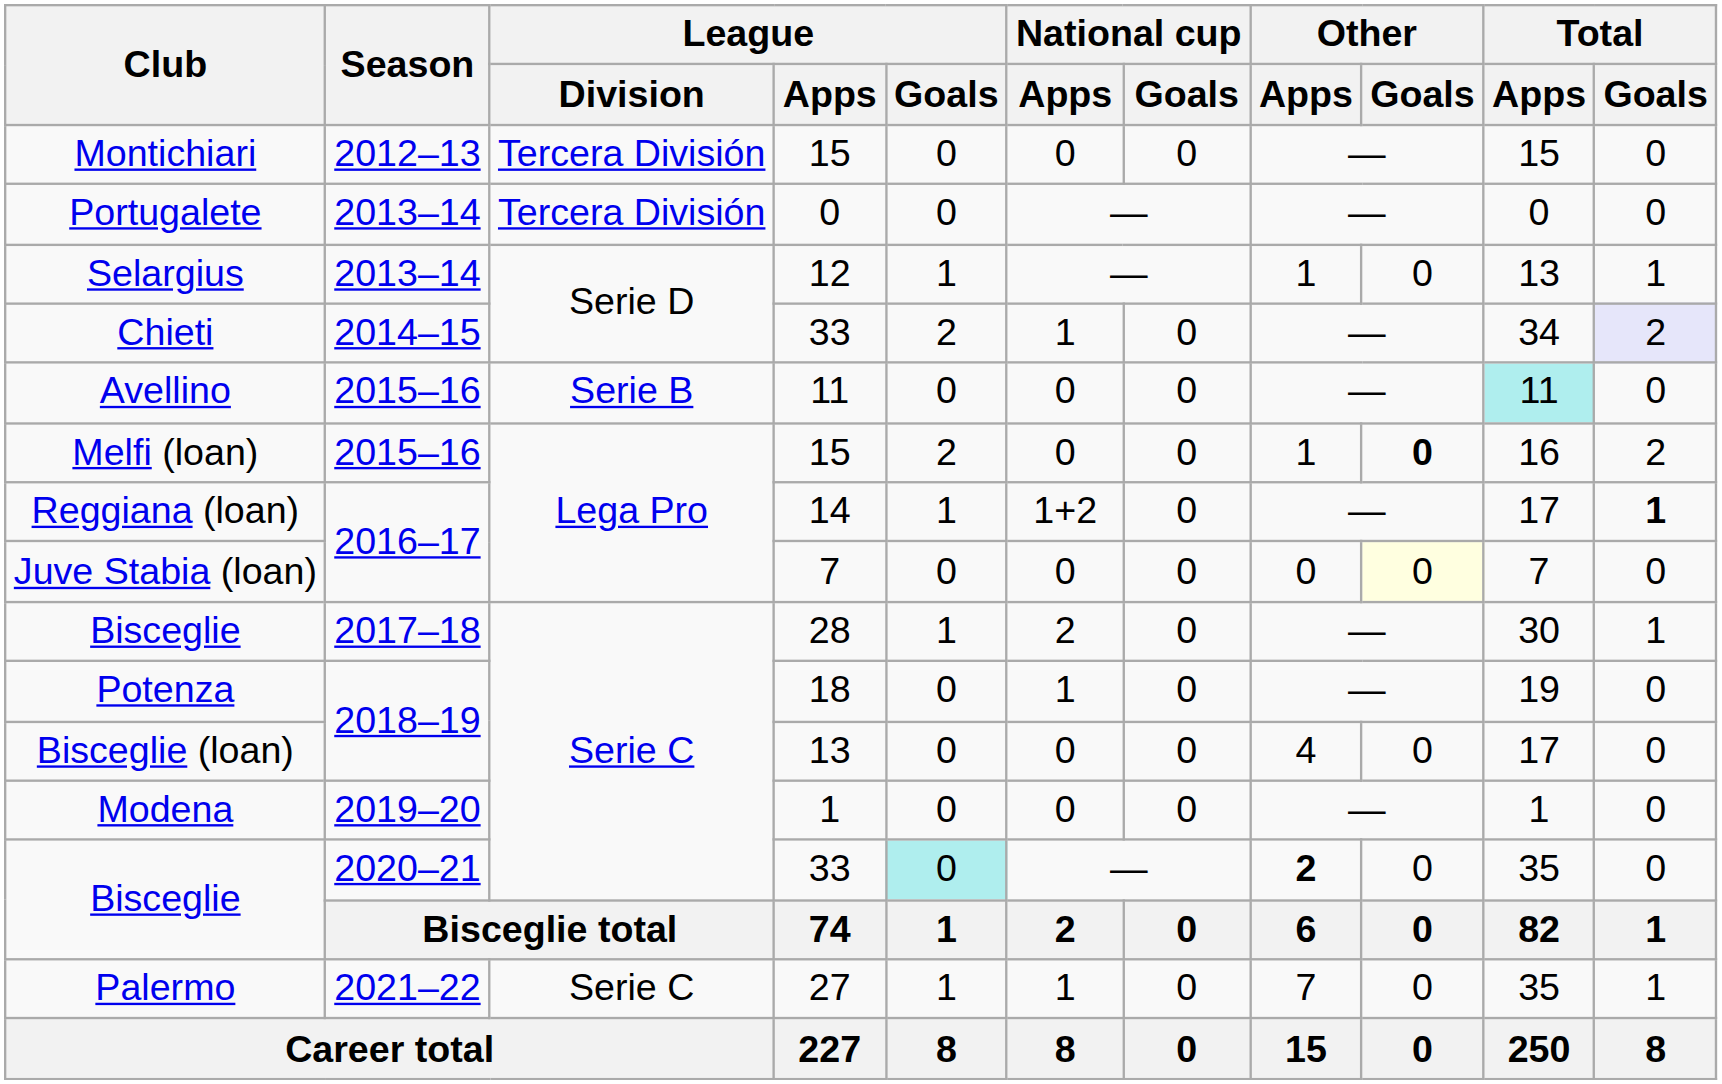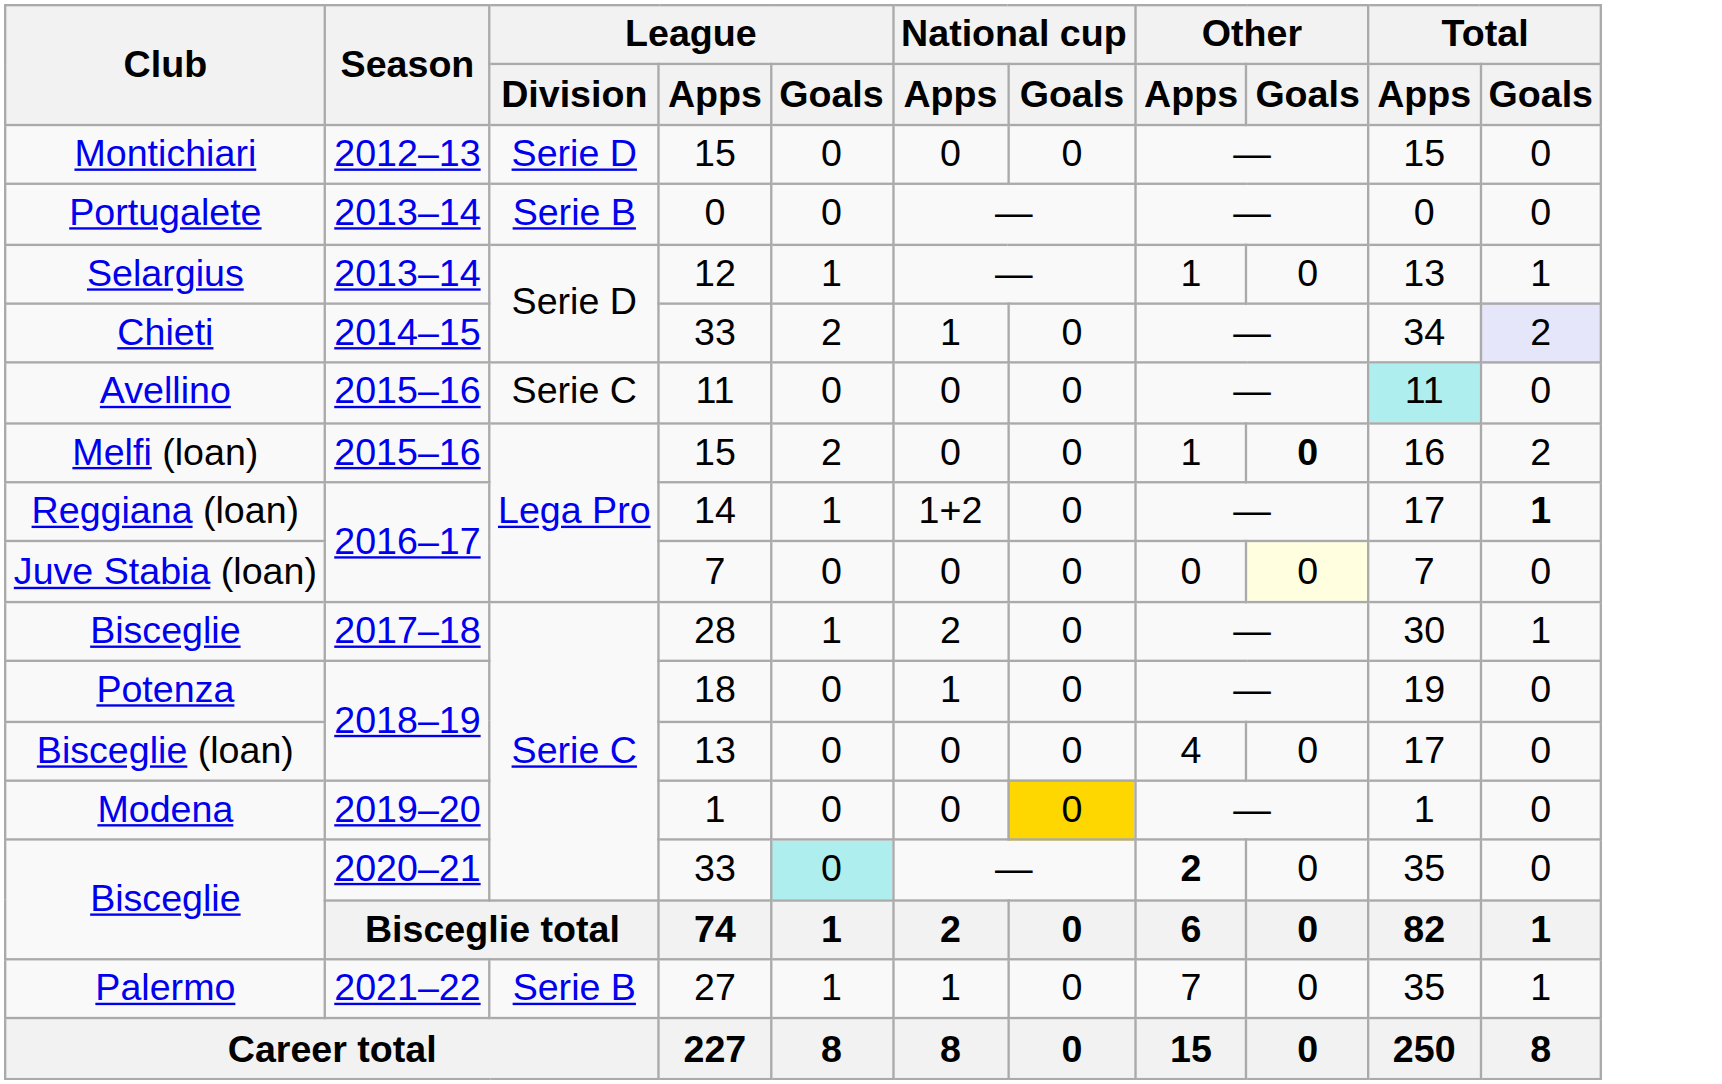(632, 153) Tercera División -> (574, 153) Serie D
(632, 213) Tercera División -> (574, 213) Serie B
(632, 392) Serie B -> (574, 392) Serie C
(1187, 809) no background -> (1072, 809) gold background
(632, 988) Serie C -> (574, 988) Serie B
